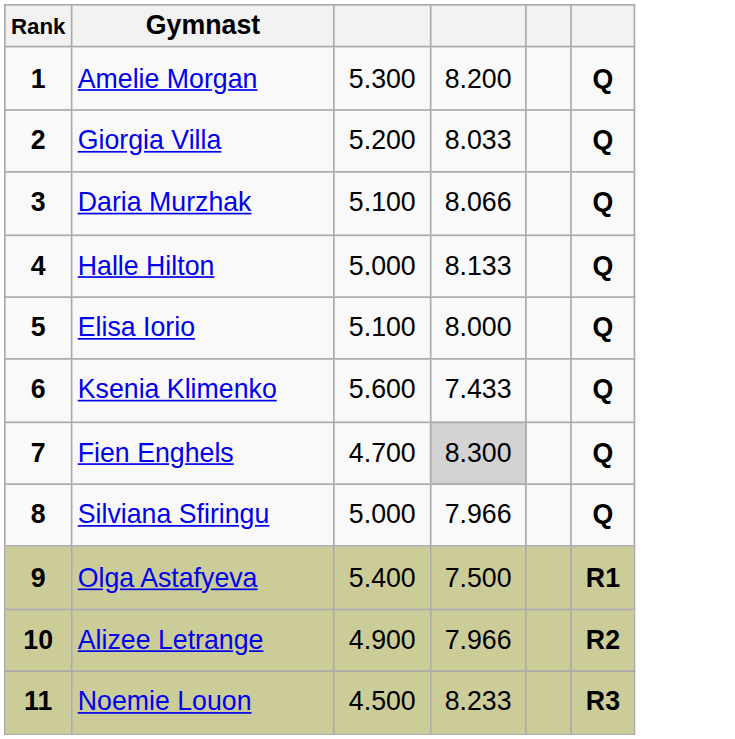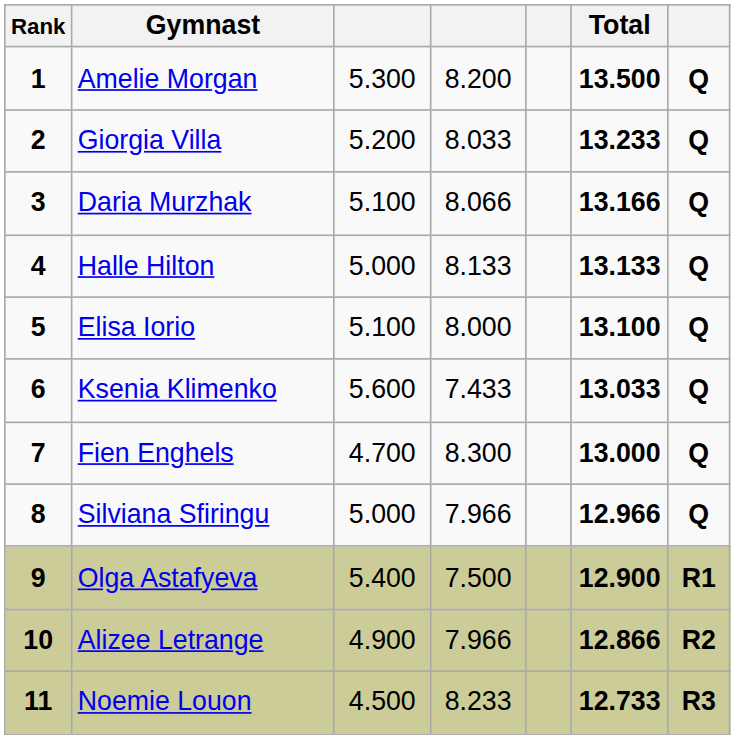+ column: (620, 25)
(478, 452) lightgrey background -> (478, 452) no background
